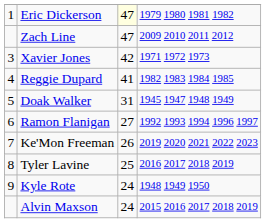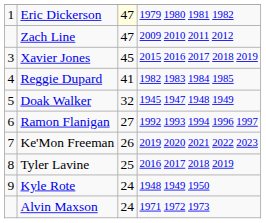(127, 57) 42 -> (127, 57) 45
(175, 57) 1971 1972 1973 -> (199, 57) 2015 2016 2017 2018 2019
(127, 100) 31 -> (127, 100) 32
(199, 206) 2015 2016 2017 2018 2019 -> (175, 206) 1971 1972 1973
